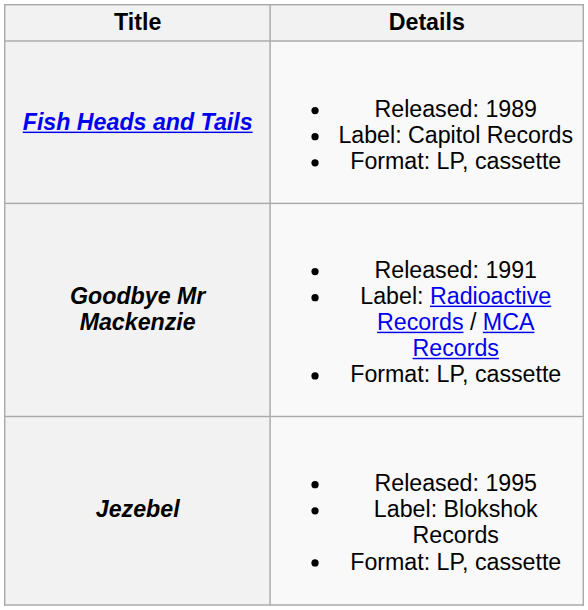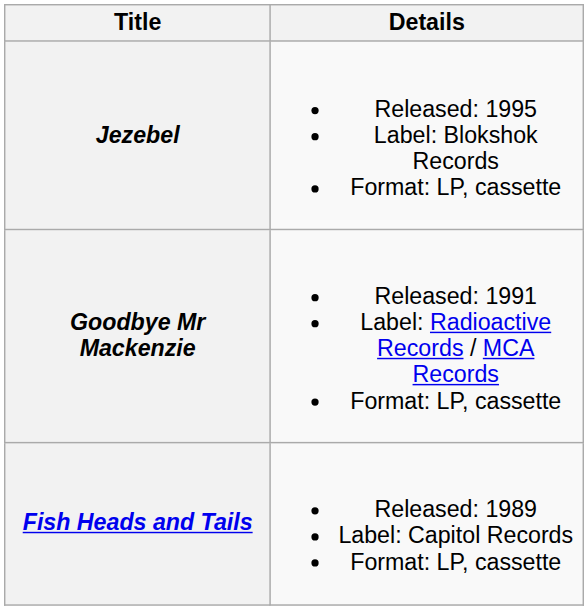rows swapped: (138, 122) <-> (138, 510)
